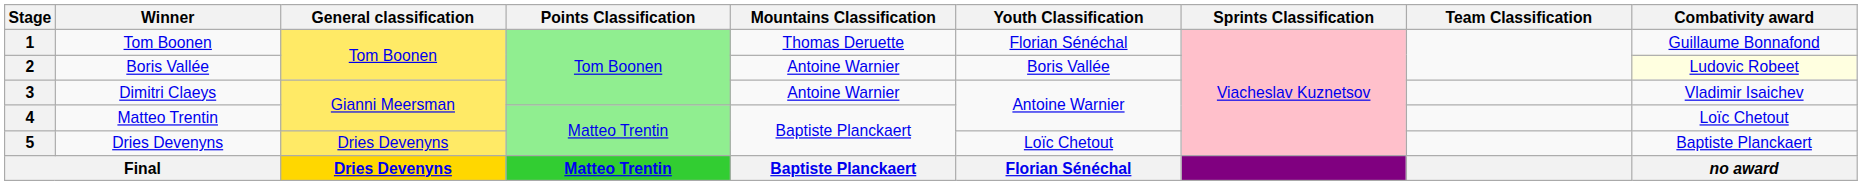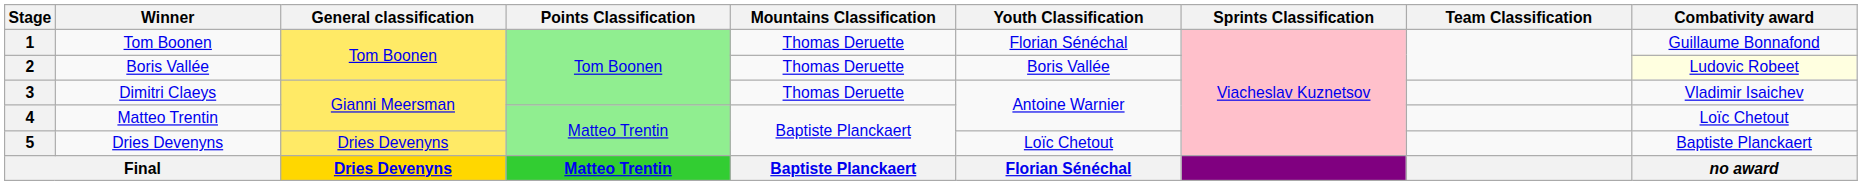(843, 68) Antoine Warnier -> (843, 68) Thomas Deruette
(843, 93) Antoine Warnier -> (843, 93) Thomas Deruette
